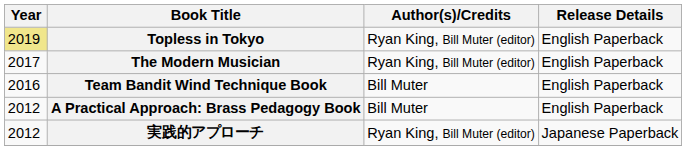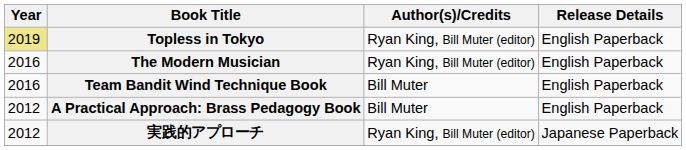(24, 62) 2017 -> (24, 62) 2016
